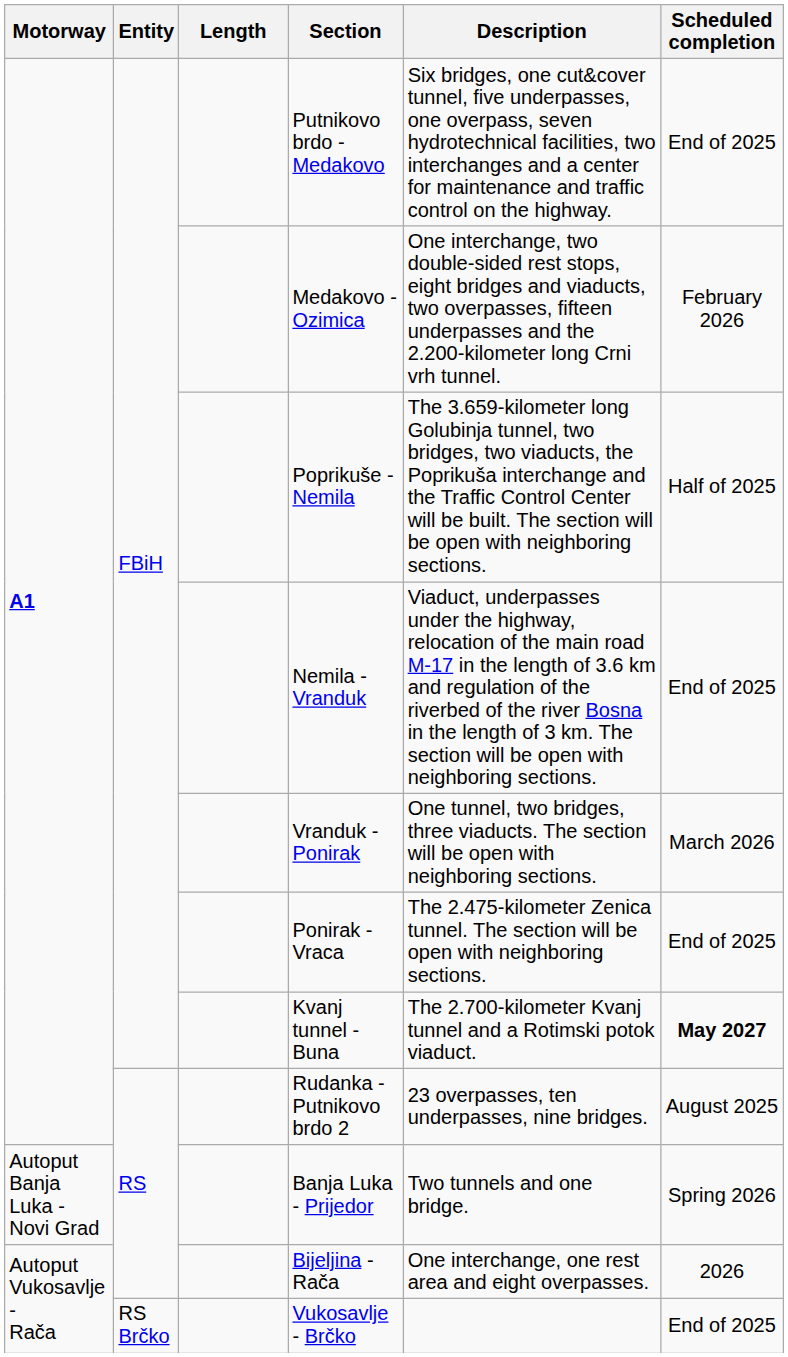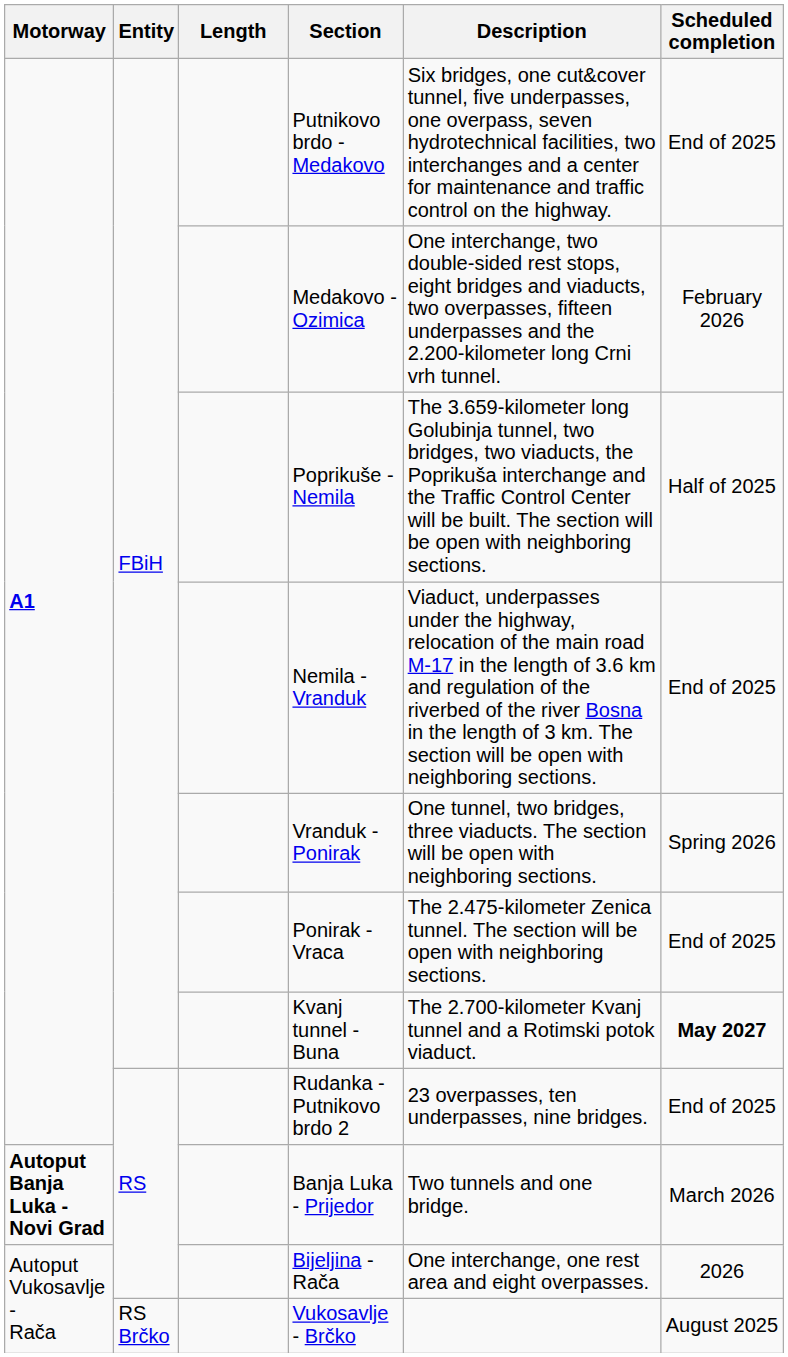(722, 842) March 2026 -> (722, 842) Spring 2026
(722, 1106) August 2025 -> (722, 1106) End of 2025
(54, 1194) normal -> (57, 1194) bold
(722, 1194) Spring 2026 -> (722, 1194) March 2026
(722, 1325) End of 2025 -> (722, 1325) August 2025
